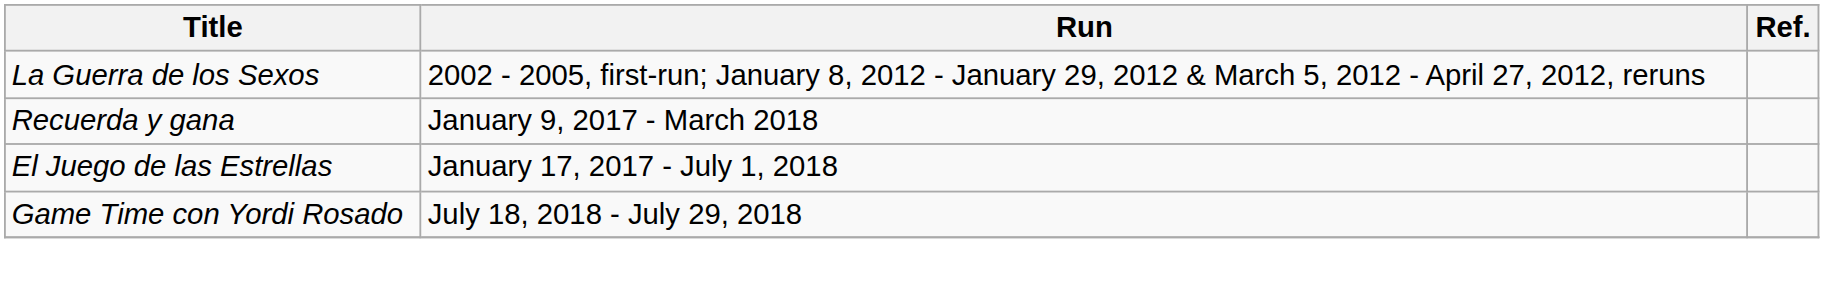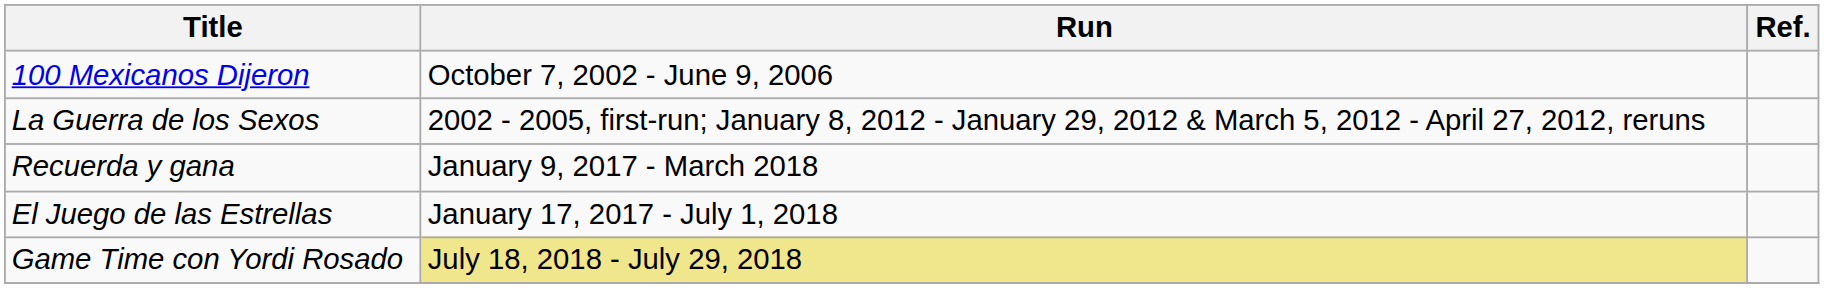+ row: (161, 74)
(615, 213) no background -> (615, 259) khaki background
